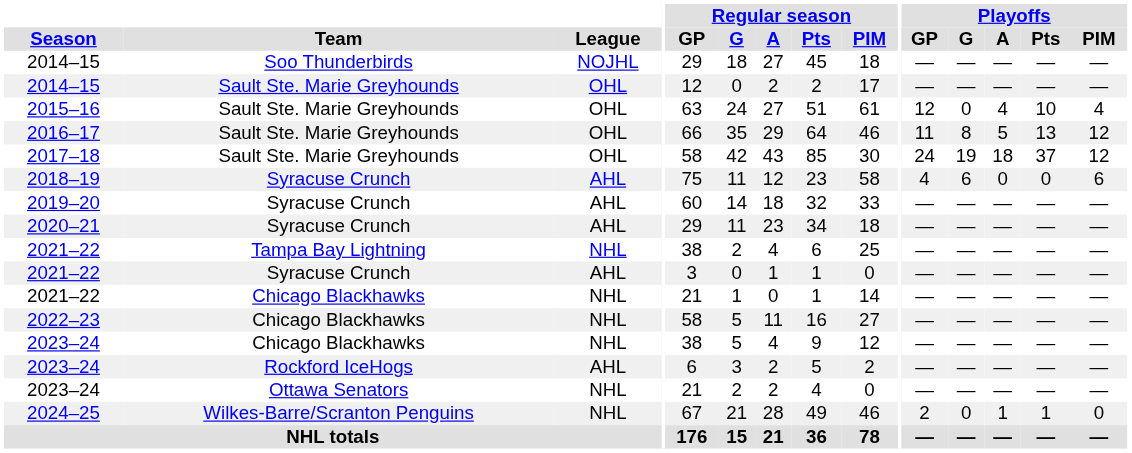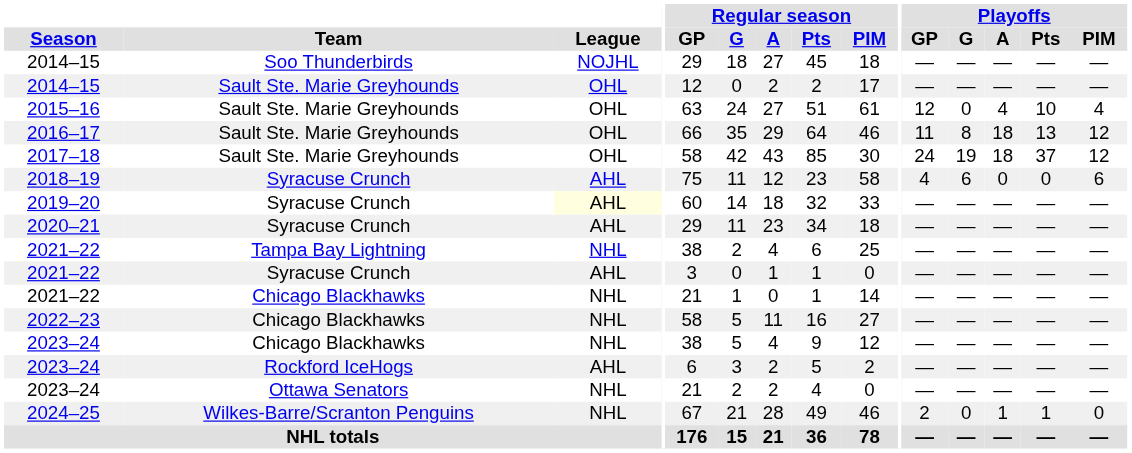(1003, 132) 5 -> (1003, 132) 18
(608, 202) no background -> (608, 202) lightyellow background
